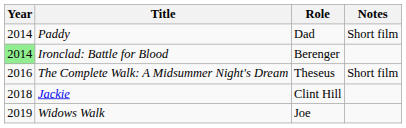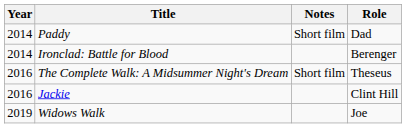columns swapped: (318, 14) <-> (373, 14)
(20, 53) lightgreen background -> (20, 53) no background
(20, 93) 2018 -> (20, 93) 2016
